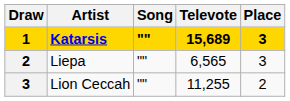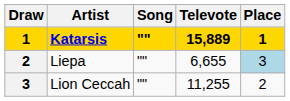(208, 38) 15,689 -> (208, 38) 15,889
(262, 38) 3 -> (262, 38) 1
(208, 61) 6,565 -> (208, 61) 6,655
(262, 61) no background -> (262, 61) lightblue background
